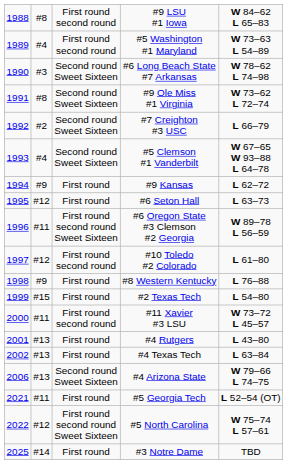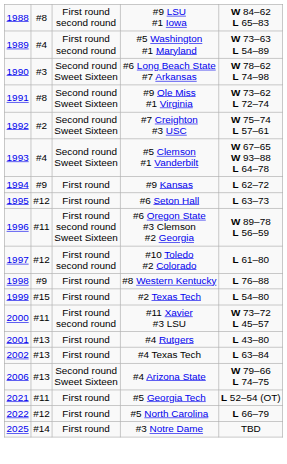(251, 125) L 66–79 -> (251, 125) W 75–74 L 57–61
(86, 424) First round second round Sweet Sixteen -> (86, 413) First round
(251, 424) W 75–74 L 57–61 -> (251, 413) L 66–79
